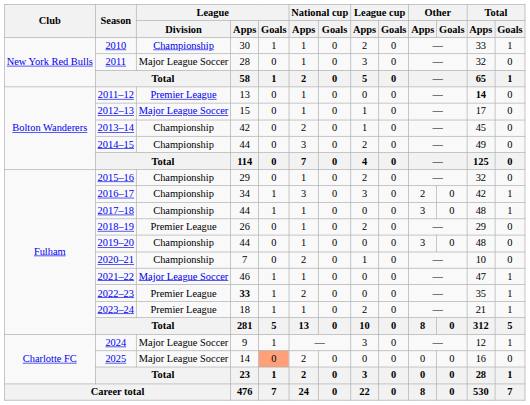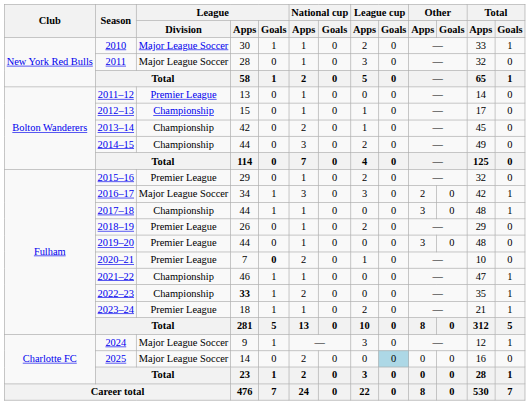(184, 45) Championship -> (184, 45) Major League Soccer
(481, 95) bold -> (481, 95) normal
(184, 111) Major League Soccer -> (184, 111) Championship
(184, 177) Championship -> (184, 177) Premier League
(184, 194) Championship -> (184, 194) Major League Soccer
(184, 243) Championship -> (184, 243) Premier League
(184, 260) Championship -> (184, 260) Premier League
(274, 260) normal -> (274, 260) bold
(184, 276) Major League Soccer -> (184, 276) Championship
(184, 293) Premier League -> (184, 293) Championship
(274, 359) lightsalmon background -> (274, 359) no background
(394, 359) no background -> (394, 359) lightblue background
